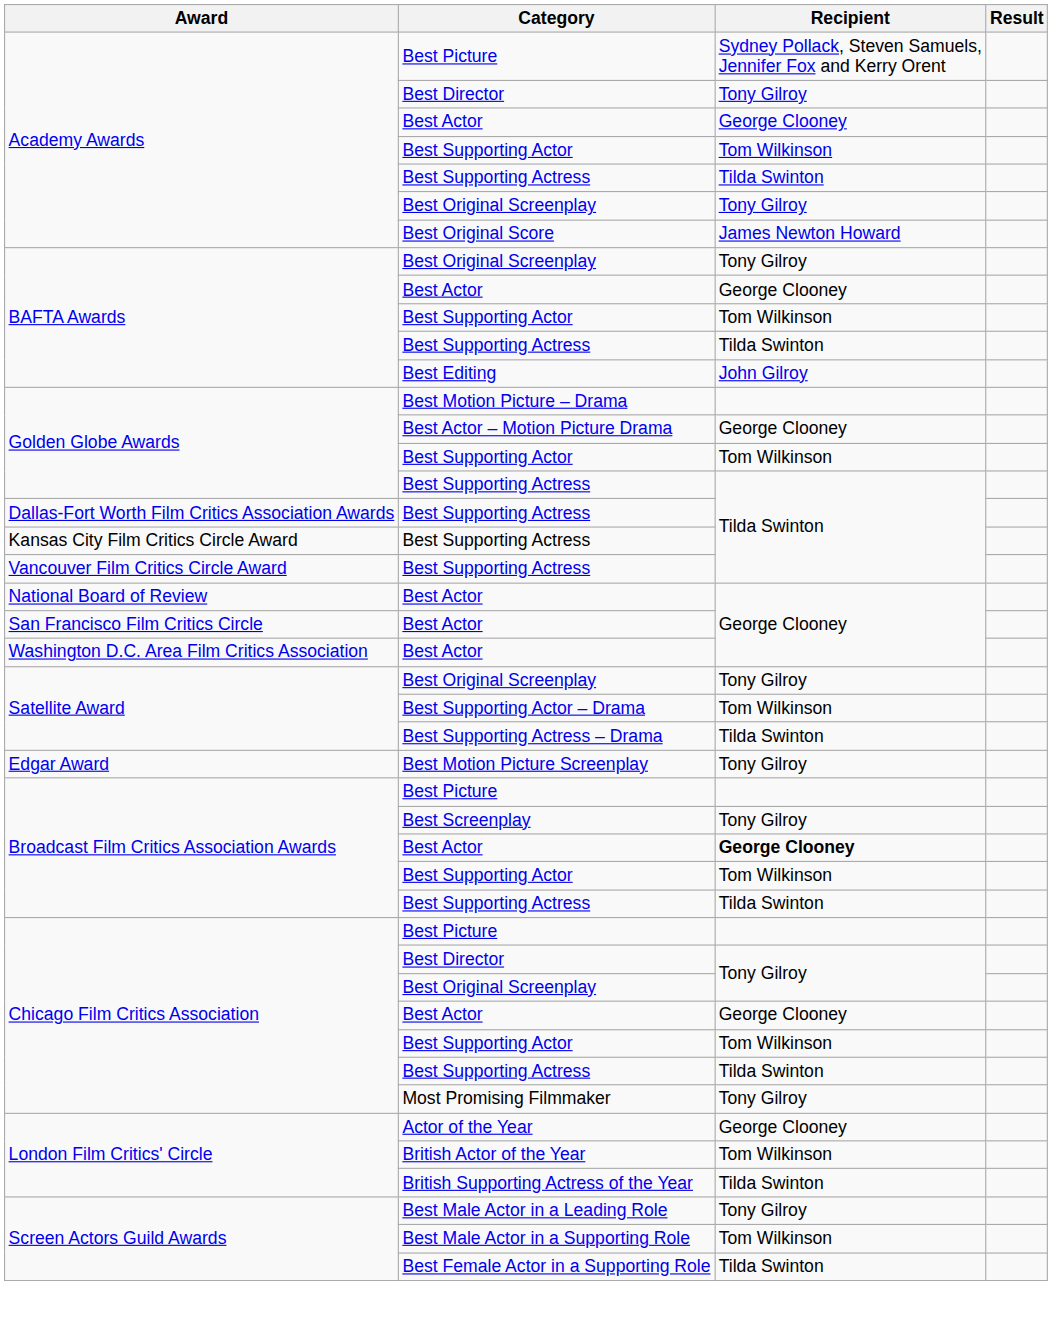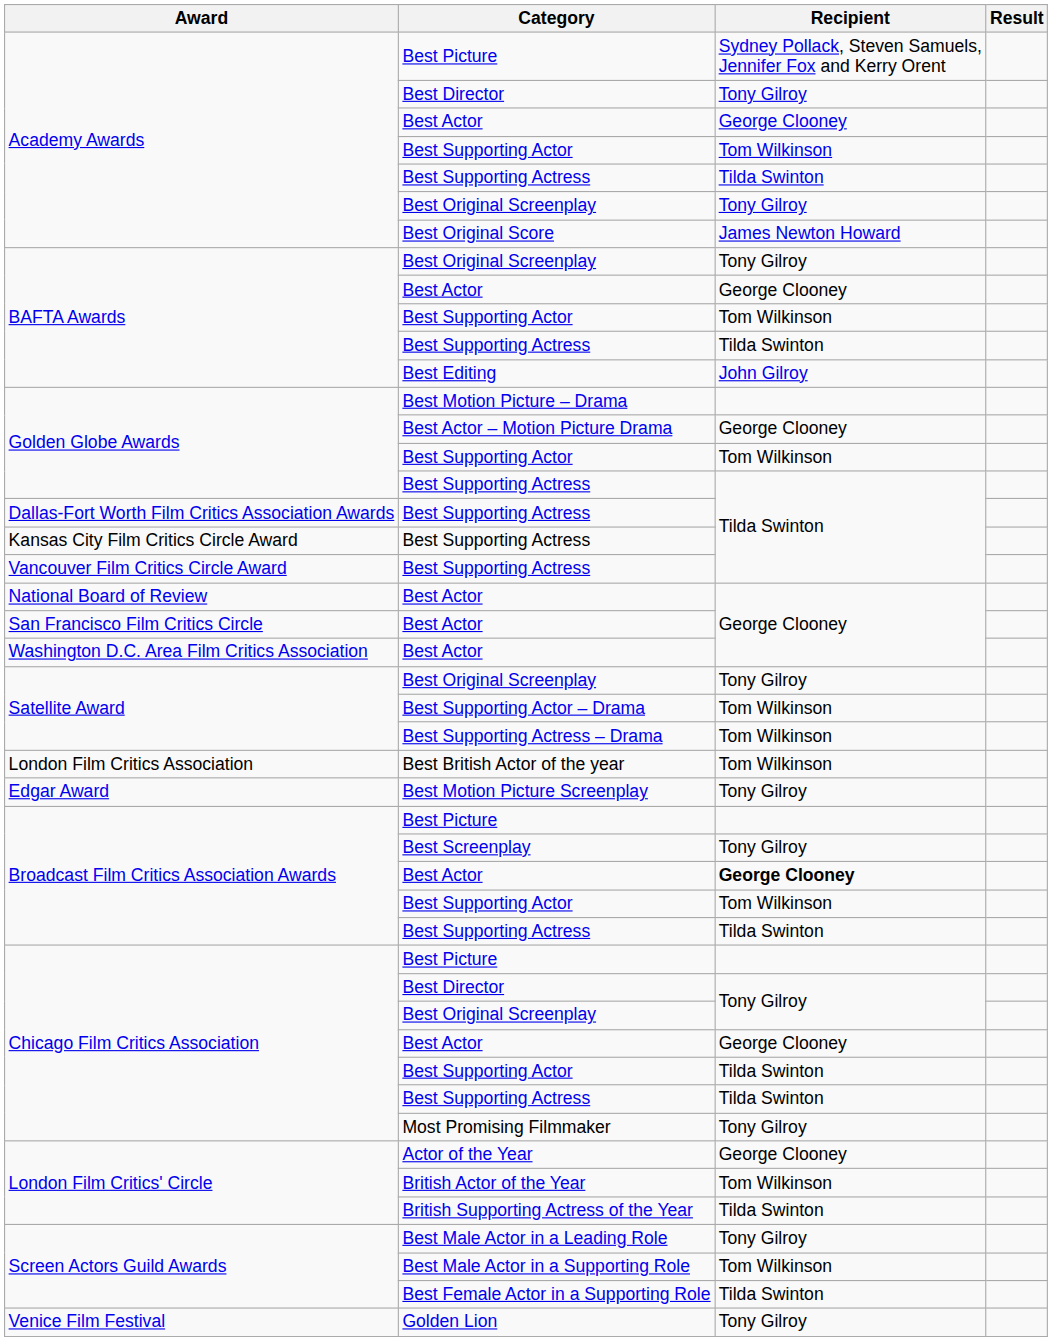(771, 736) Tilda Swinton -> (775, 736) Tom Wilkinson
+ row: (131, 763)
(775, 1043) Tom Wilkinson -> (771, 1071) Tilda Swinton
+ row: (87, 1322)
